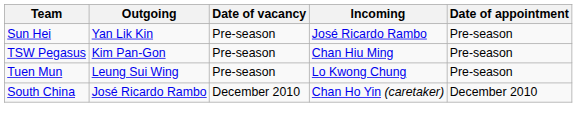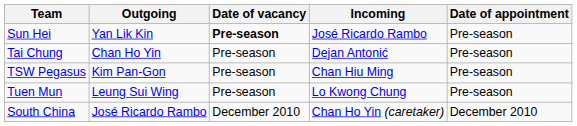(244, 33) normal -> (246, 33) bold
+ row: (35, 53)
